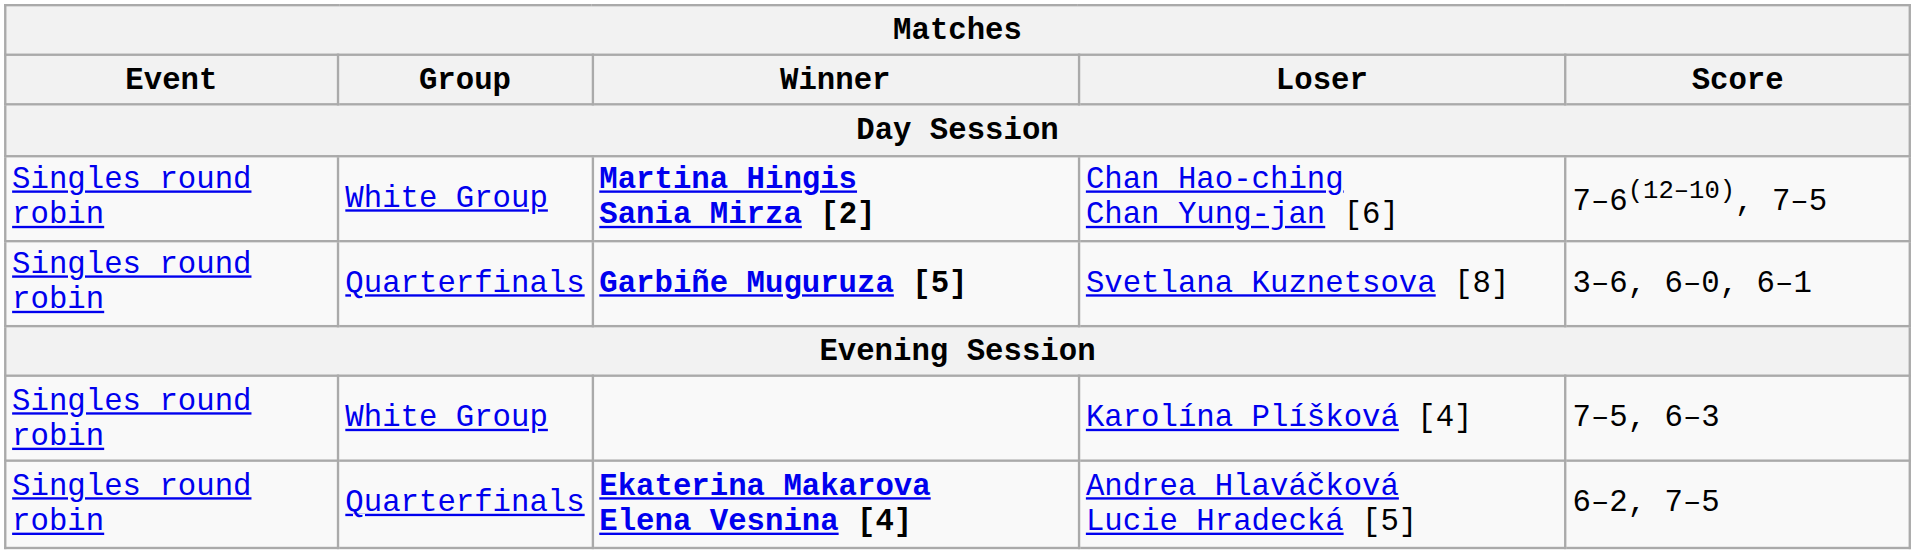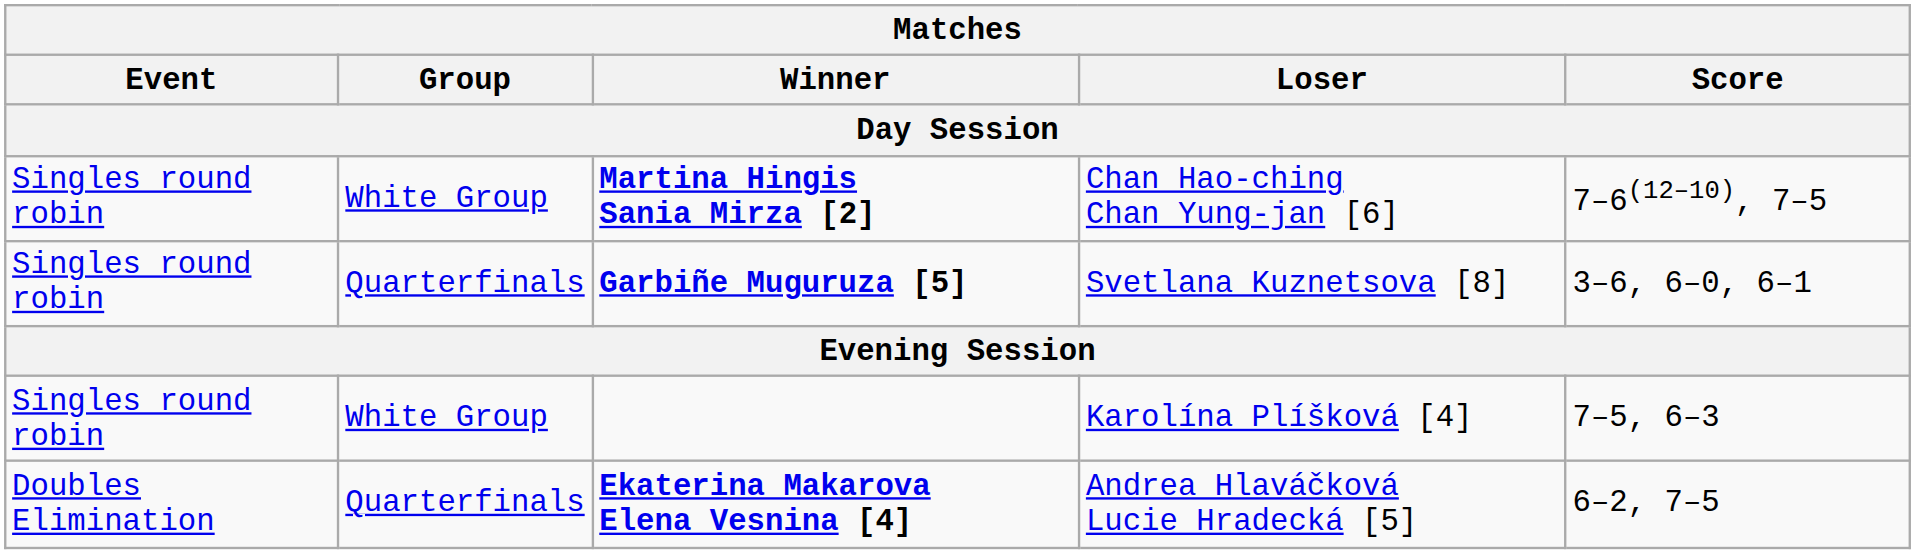(132, 504) Singles round robin -> (113, 504) Doubles Elimination
